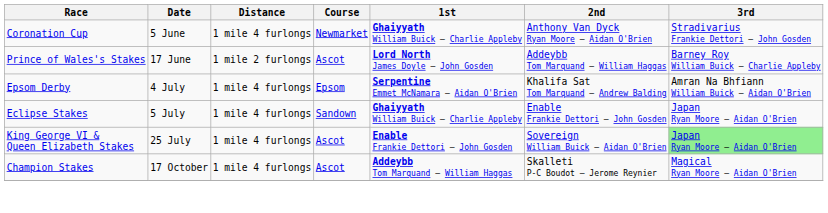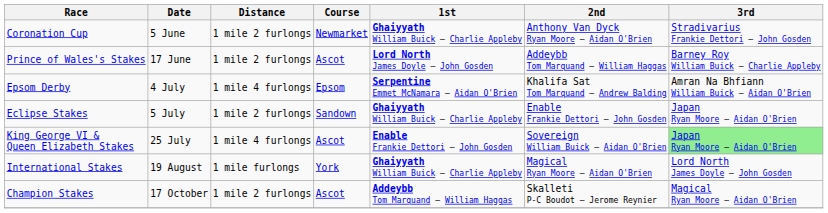(262, 33) 1 mile 4 furlongs -> (262, 33) 1 mile 2 furlongs
(262, 114) 1 mile 4 furlongs -> (262, 114) 1 mile 2 furlongs
+ row: (65, 167)
(262, 167) 1 mile 4 furlongs -> (262, 194) 1 mile 2 furlongs
